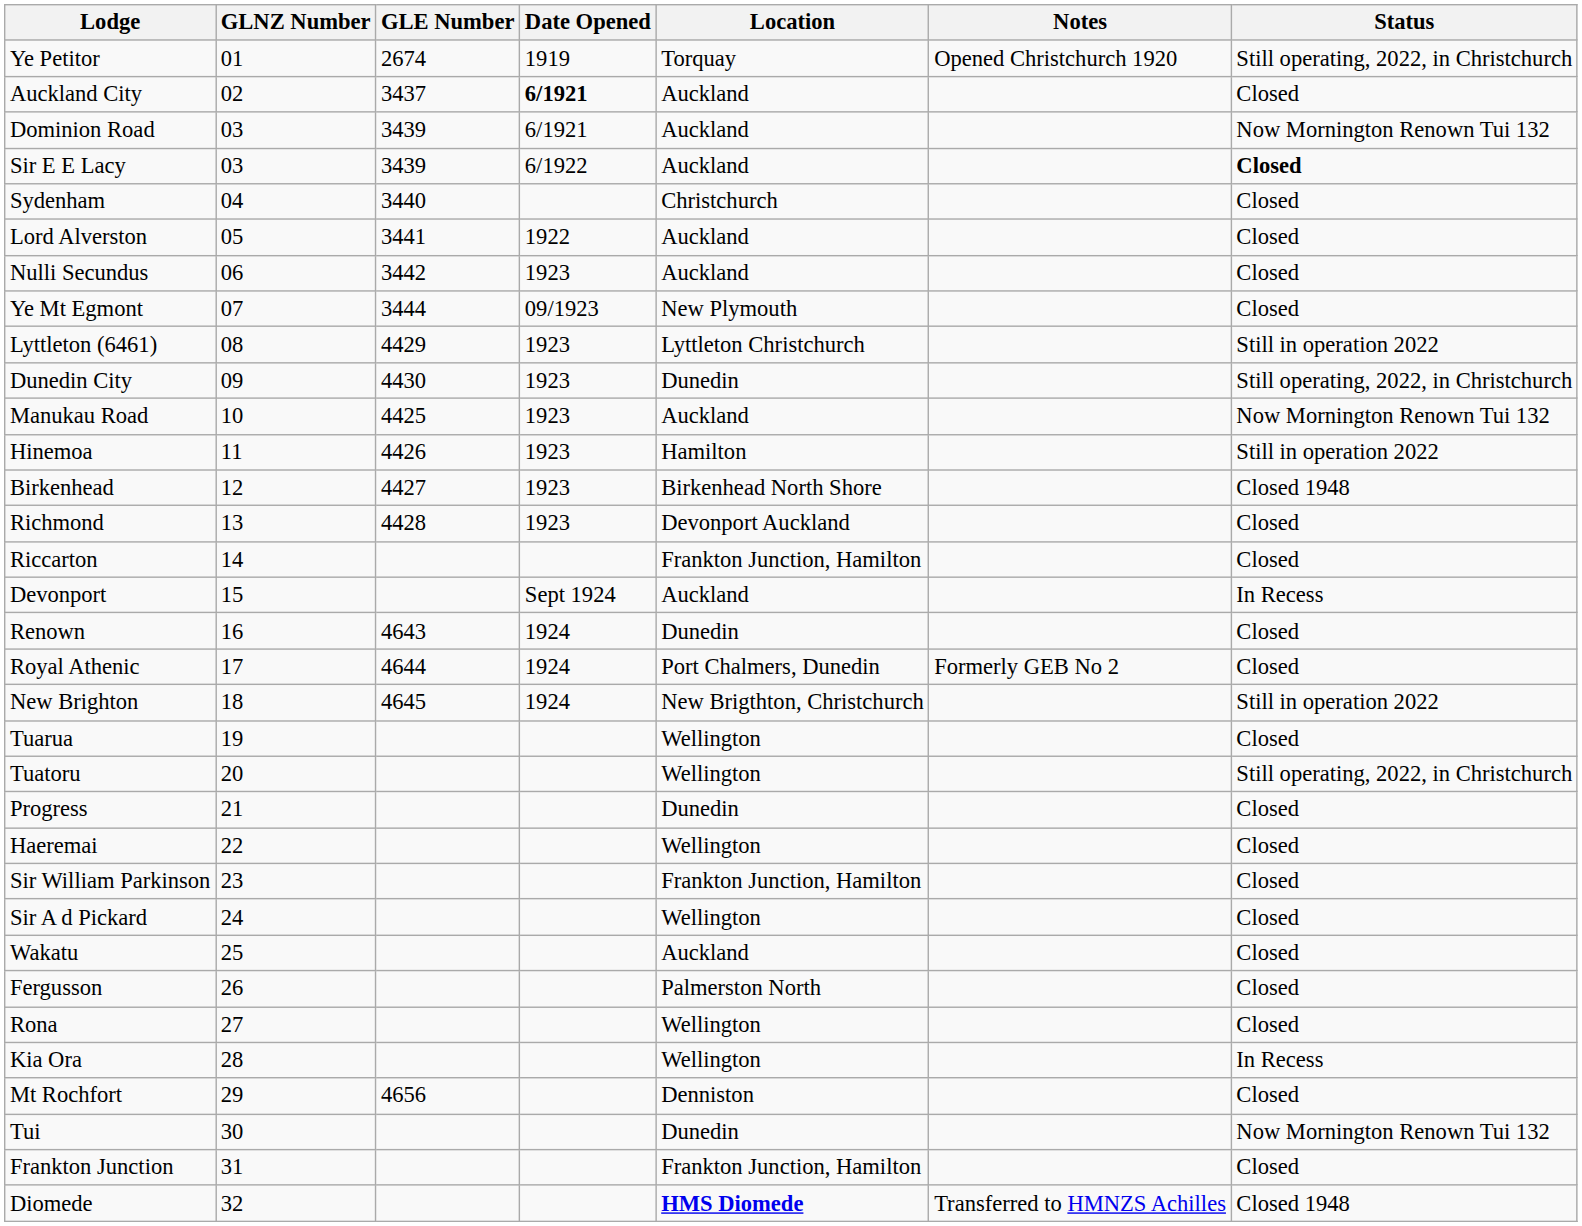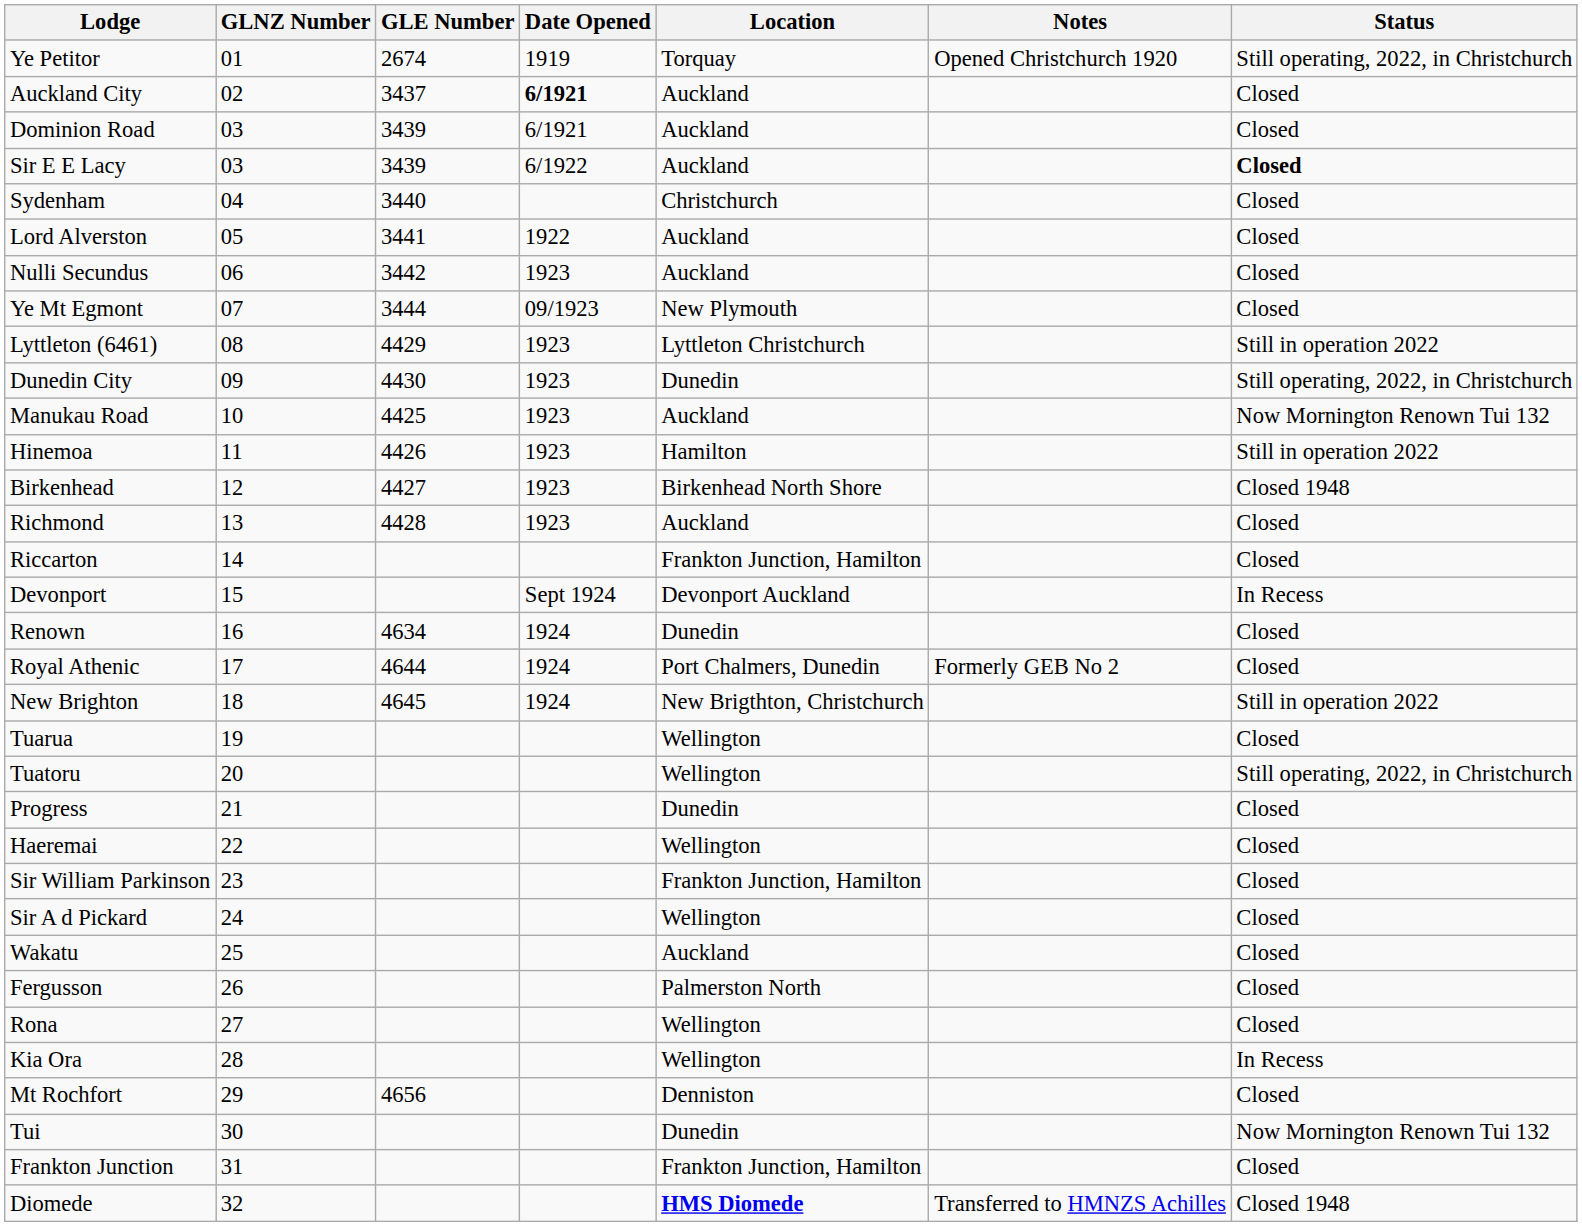(1393, 129) Now Mornington Renown Tui 132 -> (1268, 129) Closed
(755, 523) Devonport Auckland -> (705, 523) Auckland
(705, 594) Auckland -> (755, 594) Devonport Auckland
(404, 630) 4643 -> (404, 630) 4634
